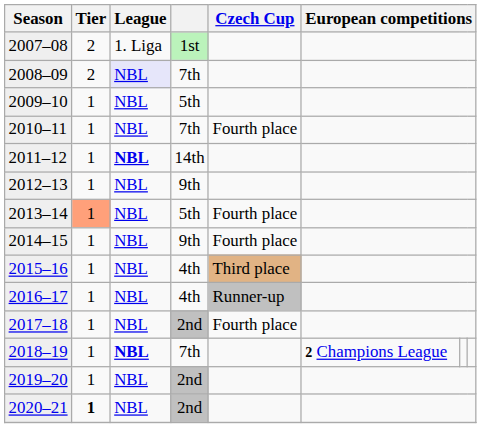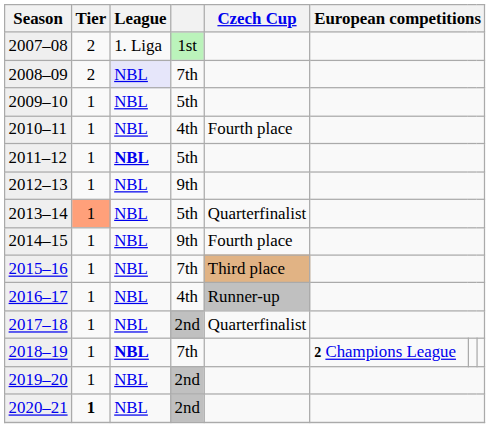(190, 129) 7th -> (187, 129) 4th
(190, 157) 14th -> (187, 157) 5th
(255, 212) Fourth place -> (257, 212) Quarterfinalist
(190, 268) 4th -> (187, 268) 7th
(255, 324) Fourth place -> (257, 324) Quarterfinalist
